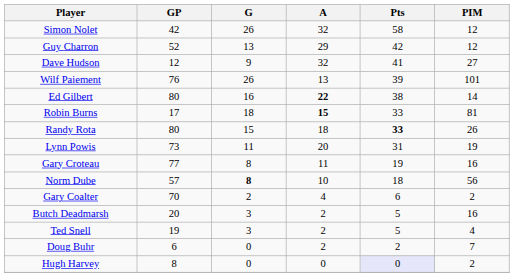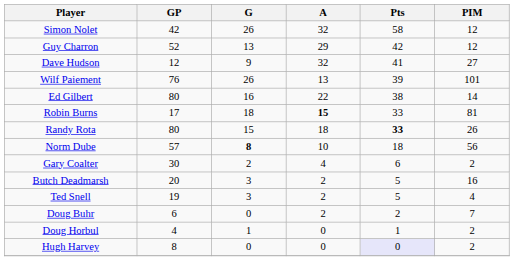(323, 96) bold -> (323, 96) normal
- row: (71, 146)
- row: (71, 163)
(174, 197) 70 -> (174, 163) 30
+ row: (71, 230)
